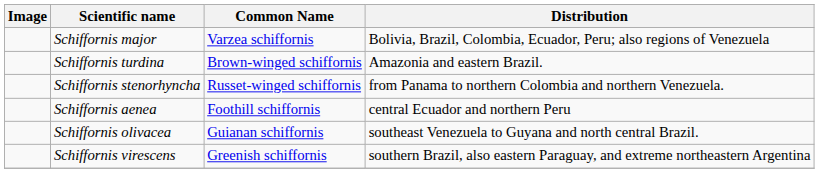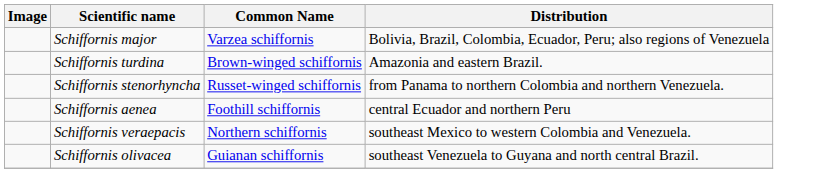+ row: (119, 132)
- row: (115, 156)
